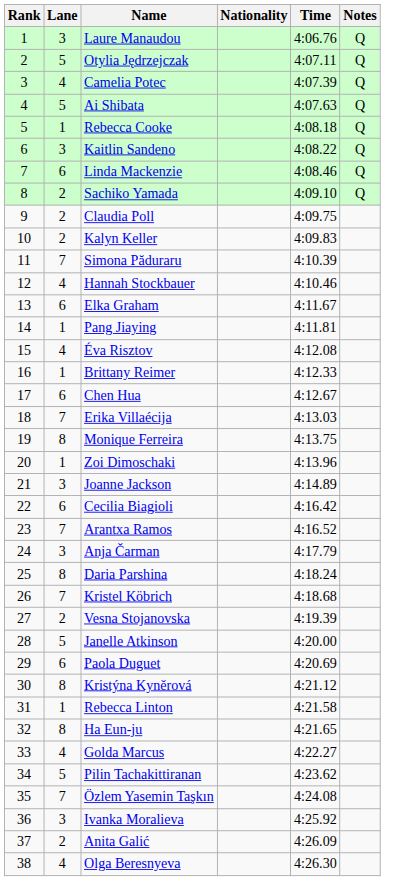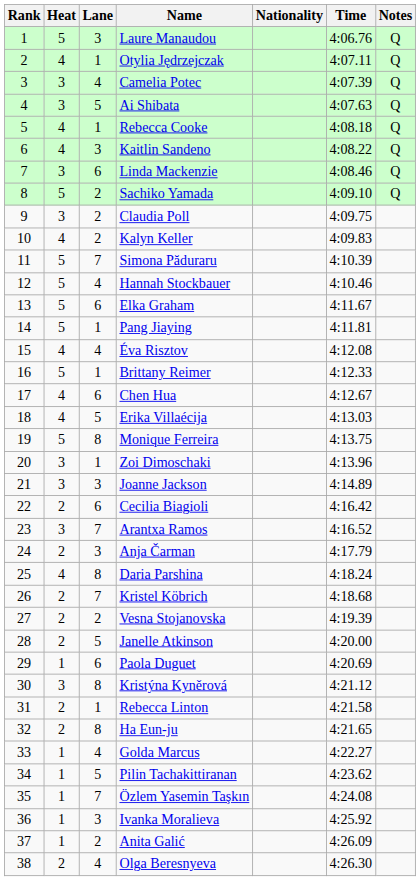+ column: (62, 15)
(62, 60) 5 -> (98, 60) 1
(62, 417) 7 -> (98, 417) 5
